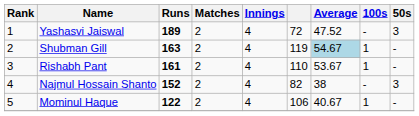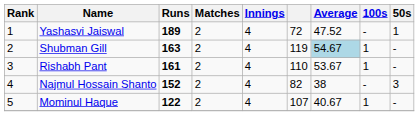(396, 31) 3 -> (396, 31) 1
(299, 102) 106 -> (299, 102) 107
